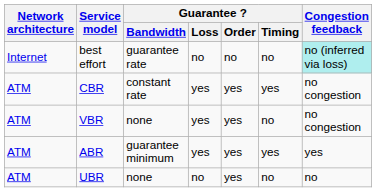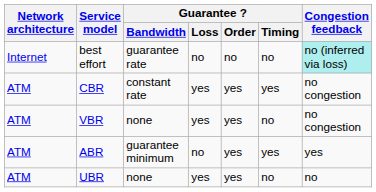(200, 152) yes -> (198, 152) no
(198, 177) no -> (200, 177) yes
